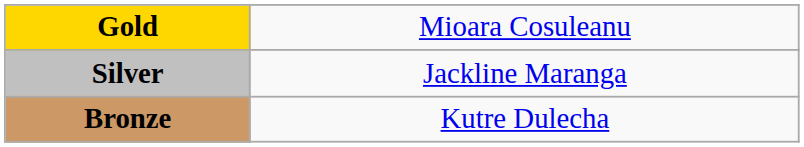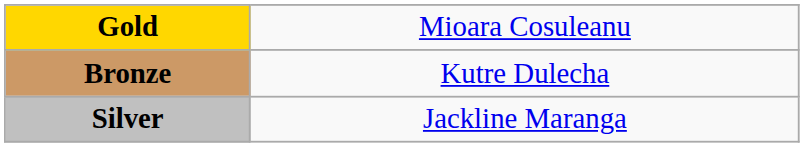rows swapped: (128, 73) <-> (128, 118)
